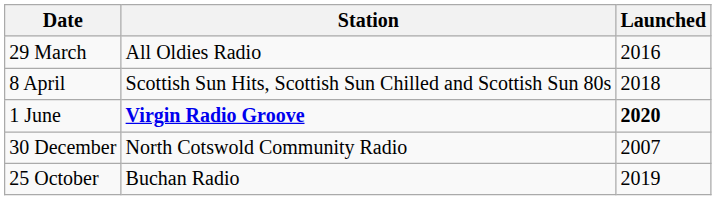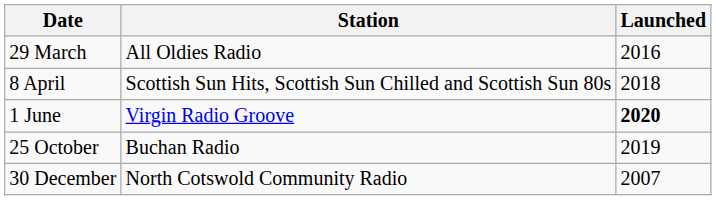(215, 115) bold -> (210, 115) normal
rows swapped: (54, 178) <-> (63, 147)
